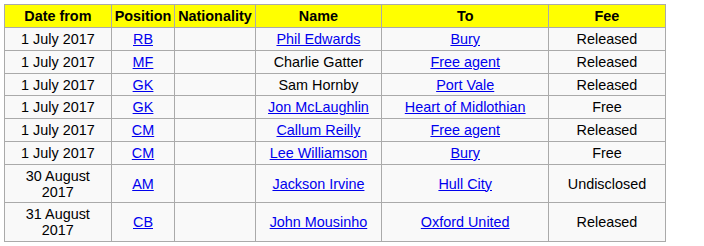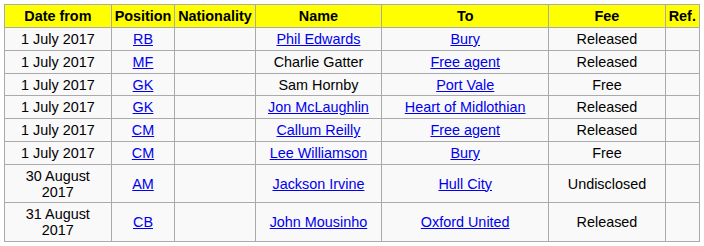+ column: (682, 16)
(607, 85) Released -> (607, 85) Free
(607, 107) Free -> (607, 107) Released
